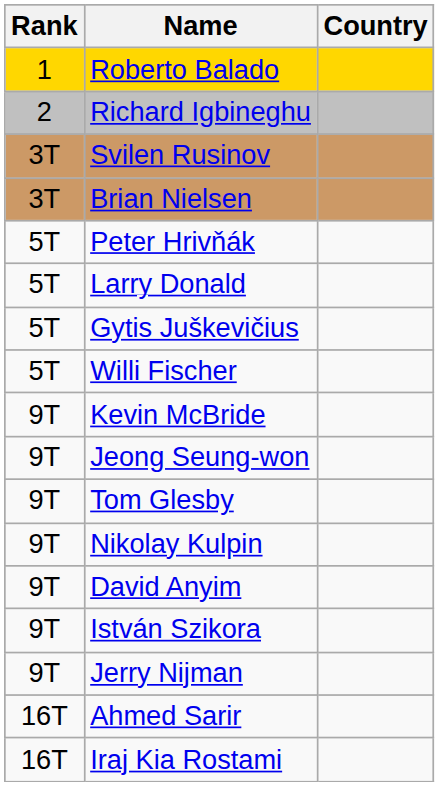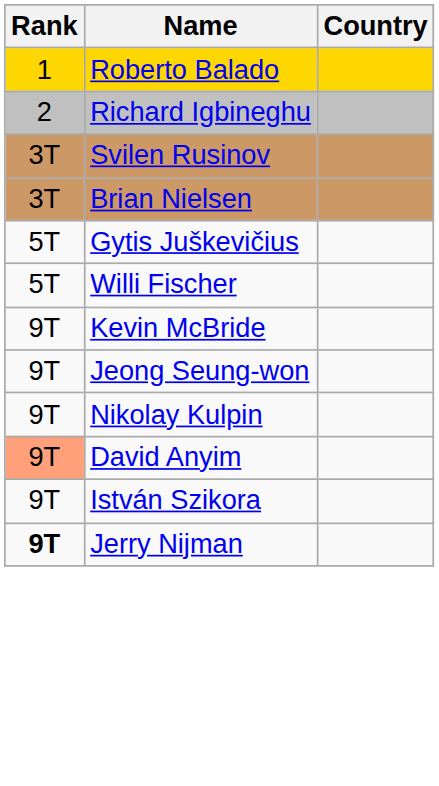- row: (173, 241)
- row: (168, 284)
- row: (162, 500)
(44, 586) no background -> (44, 457) lightsalmon background
(44, 673) normal -> (44, 543) bold
- row: (166, 716)
- row: (186, 759)
